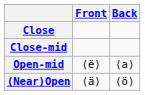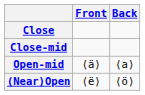(91, 64) ⟨ë⟩ -> (91, 64) ⟨ä⟩
(91, 82) ⟨ä⟩ -> (91, 82) ⟨ë⟩
